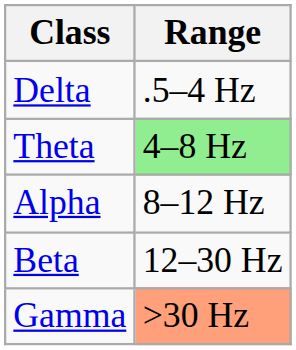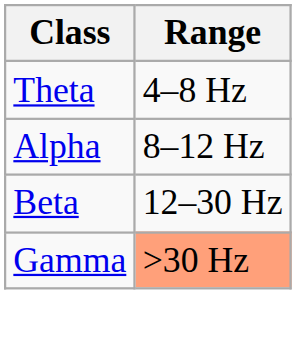- row: (52, 89)
(195, 145) lightgreen background -> (195, 89) no background
